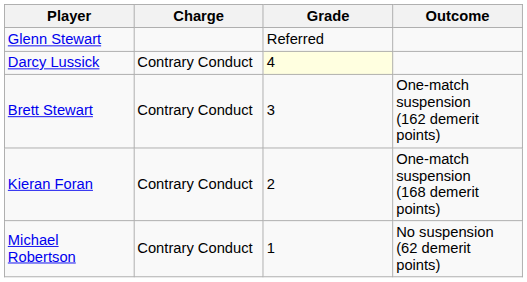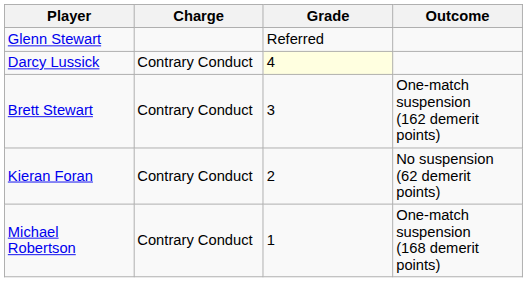(438, 184) One-match suspension (168 demerit points) -> (445, 175) No suspension (62 demerit points)
(445, 248) No suspension (62 demerit points) -> (438, 240) One-match suspension (168 demerit points)
